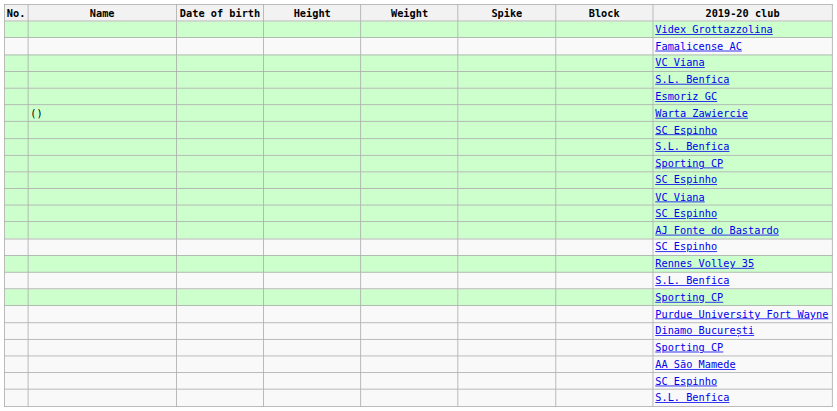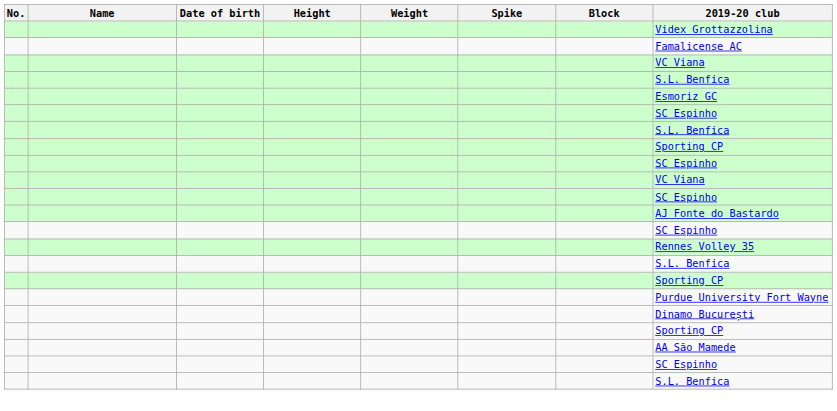- row: (16, 113)
